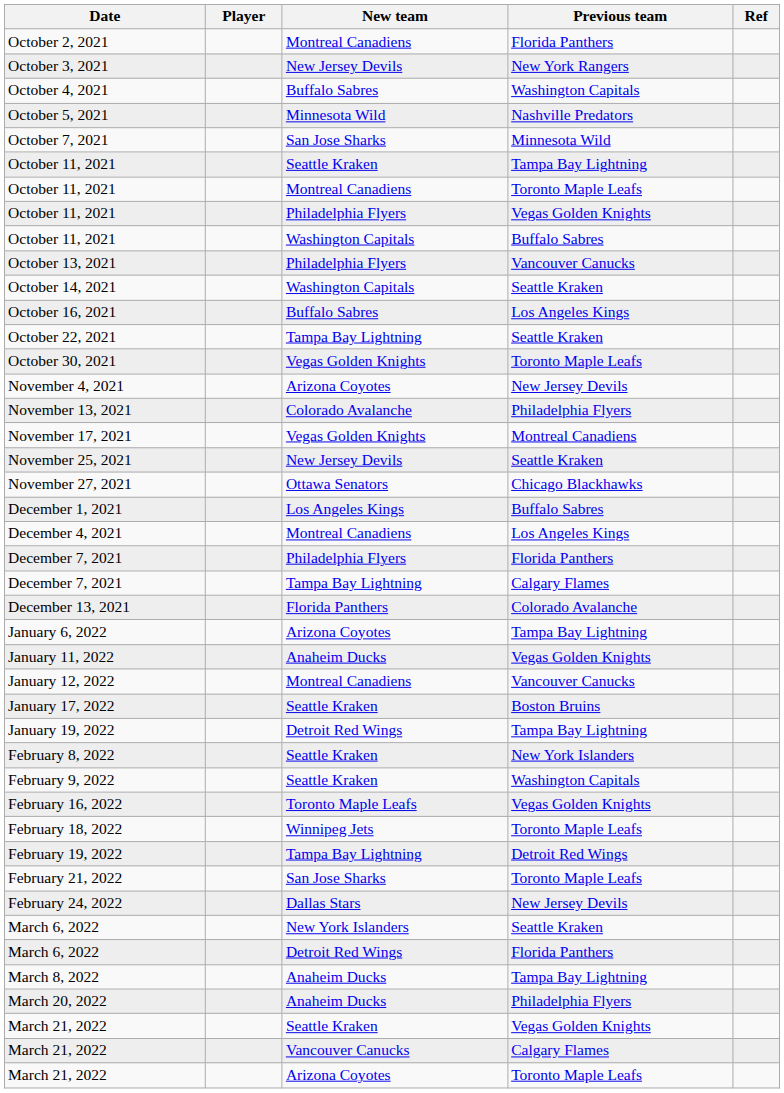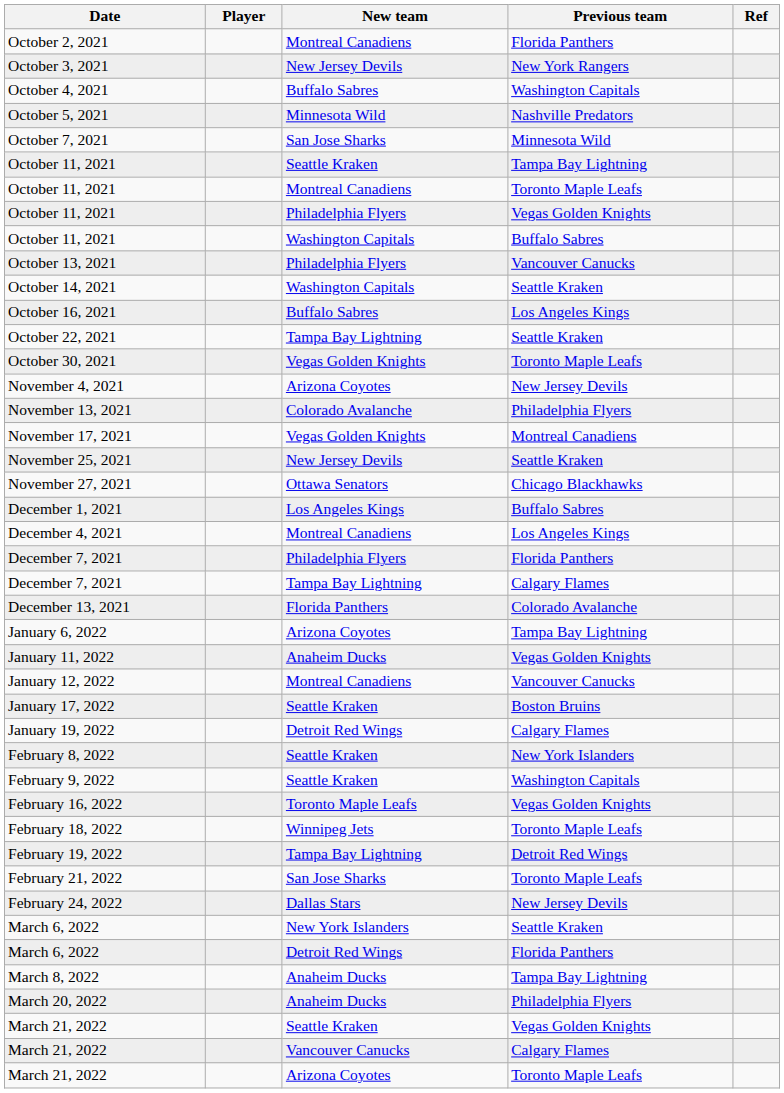(579, 730) Tampa Bay Lightning -> (560, 730) Calgary Flames
